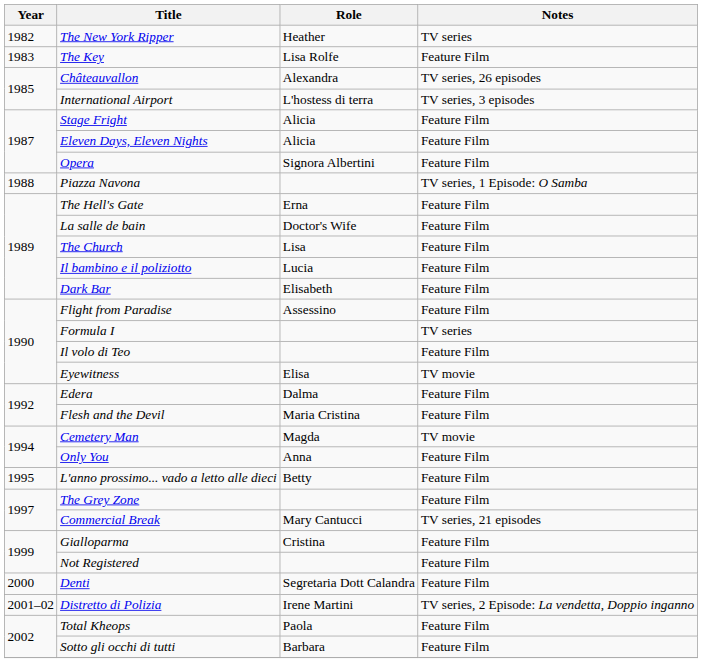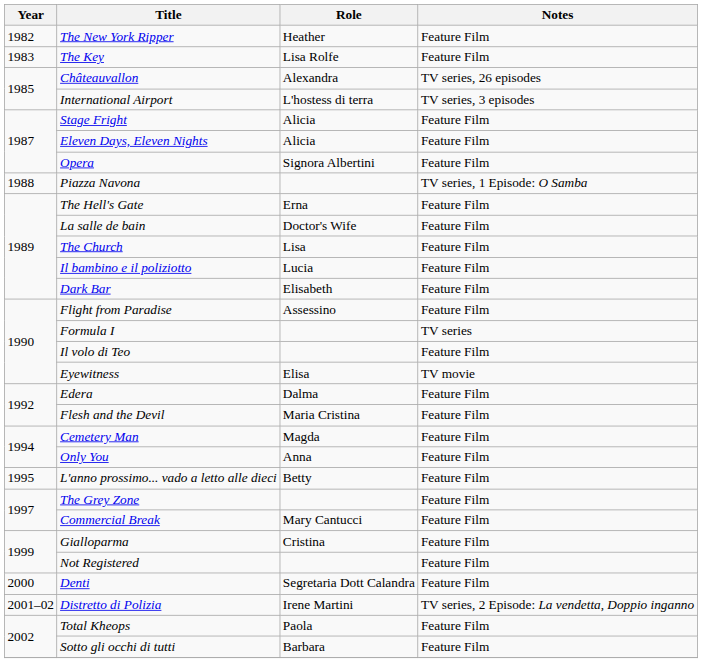(446, 36) TV series -> (455, 36) Feature Film
(448, 436) TV movie -> (455, 436) Feature Film
(481, 520) TV series, 21 episodes -> (455, 520) Feature Film
